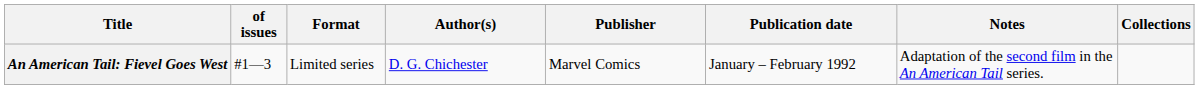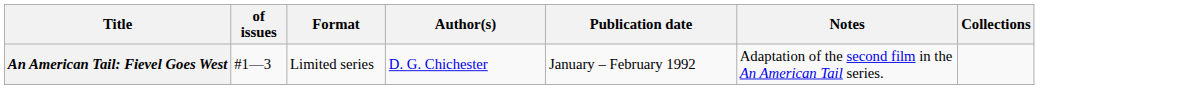- column: (626, 24)
